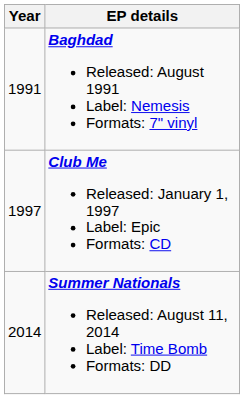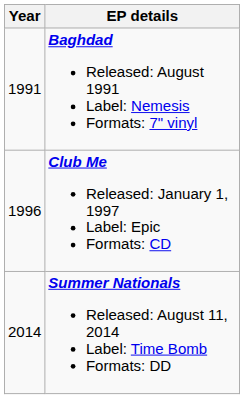(25, 210) 1997 -> (25, 210) 1996
